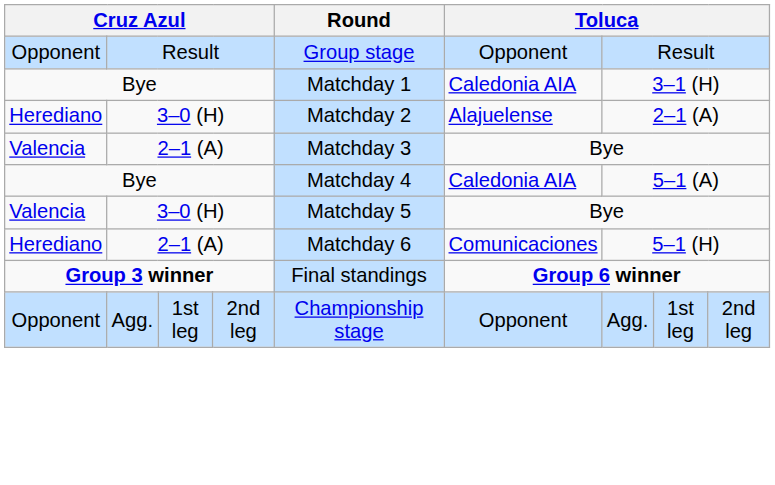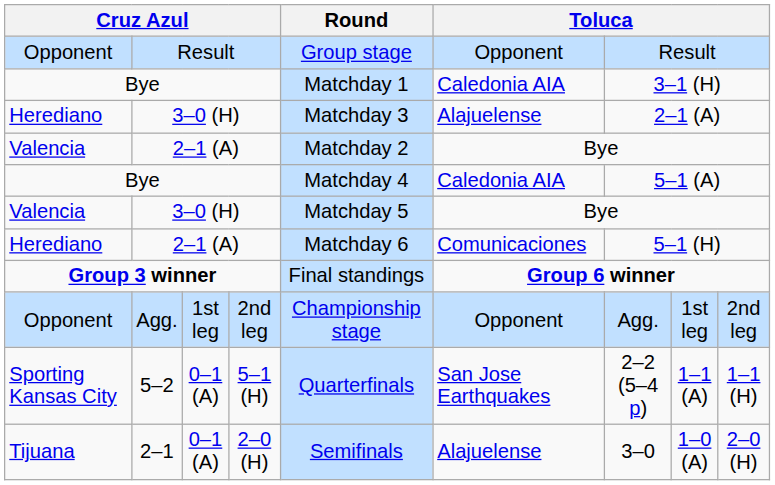(359, 116) Matchday 2 -> (356, 116) Matchday 3
(359, 148) Matchday 3 -> (356, 148) Matchday 2
+ row: (63, 385)
+ row: (42, 451)
